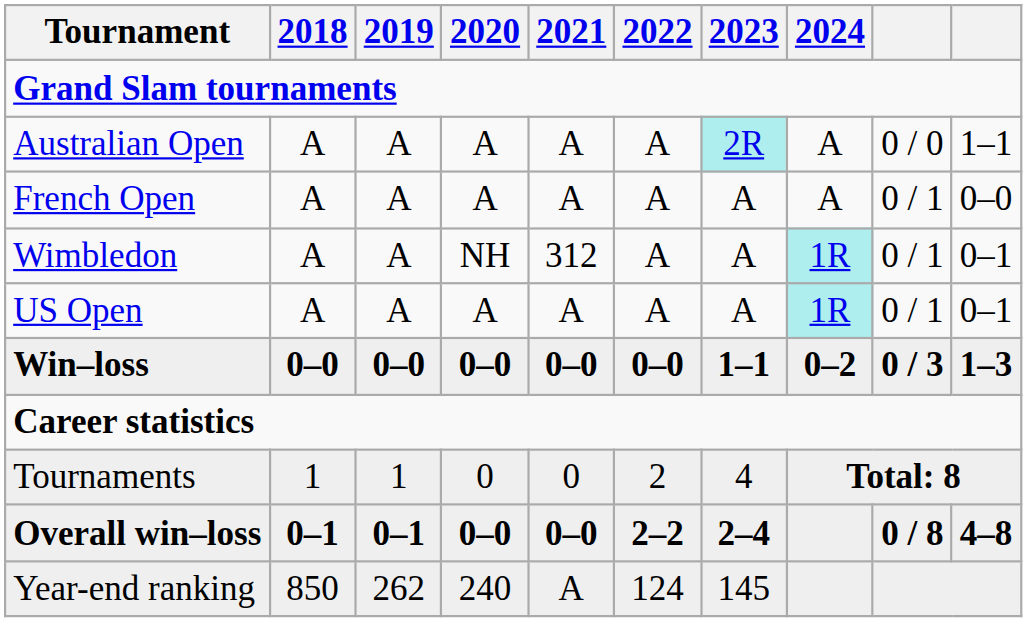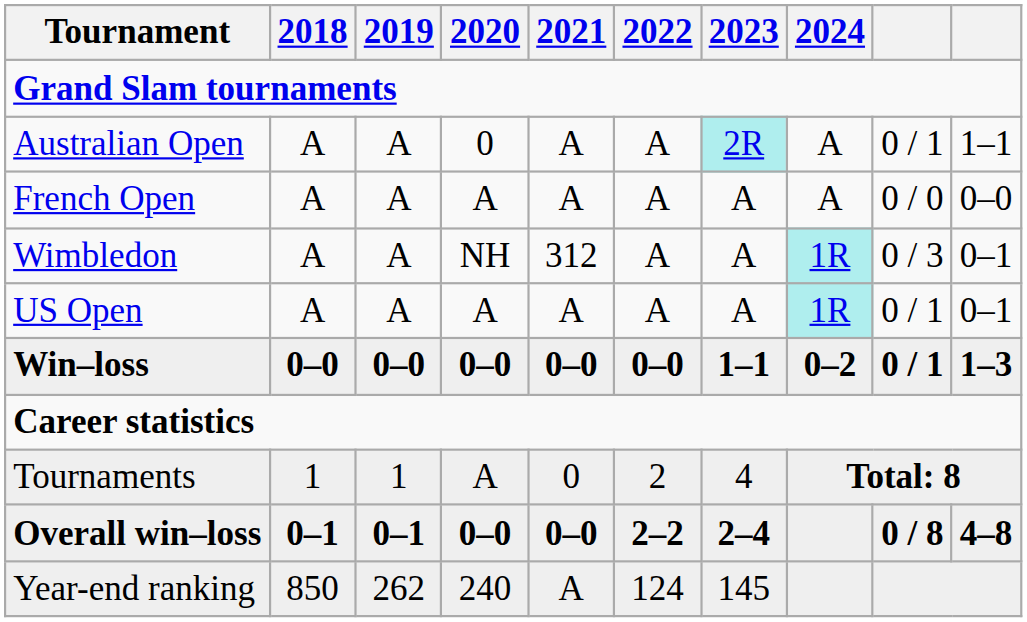(485, 143) A -> (485, 143) 0
(912, 143) 0 / 0 -> (912, 143) 0 / 1
(912, 198) 0 / 1 -> (912, 198) 0 / 0
(912, 254) 0 / 1 -> (912, 254) 0 / 3
(912, 365) 0 / 3 -> (912, 365) 0 / 1
(485, 476) 0 -> (485, 476) A
